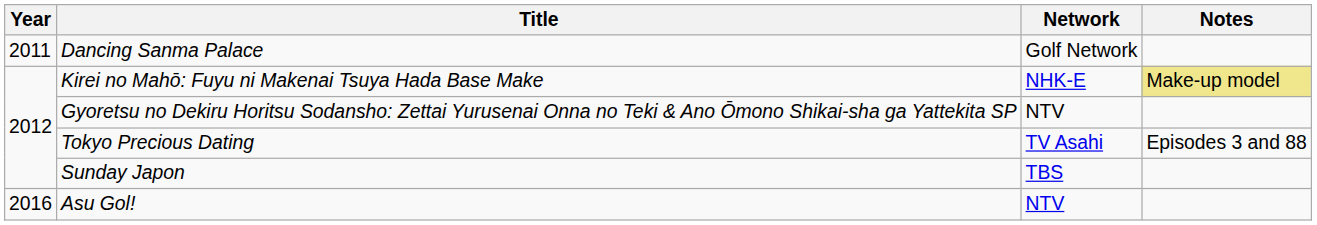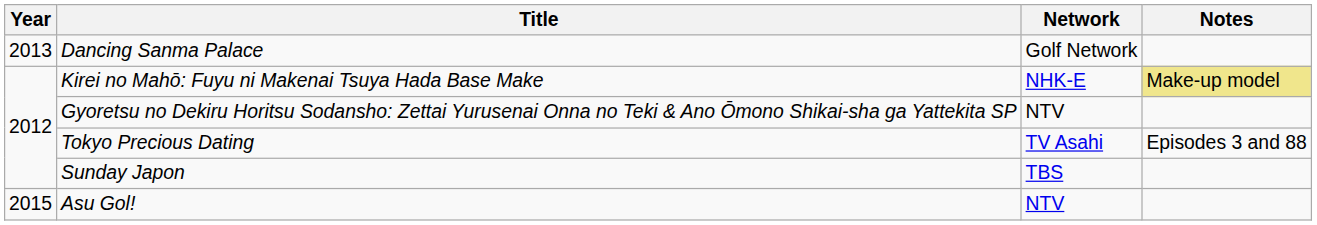(30, 50) 2011 -> (31, 50) 2013
(31, 204) 2016 -> (31, 204) 2015
